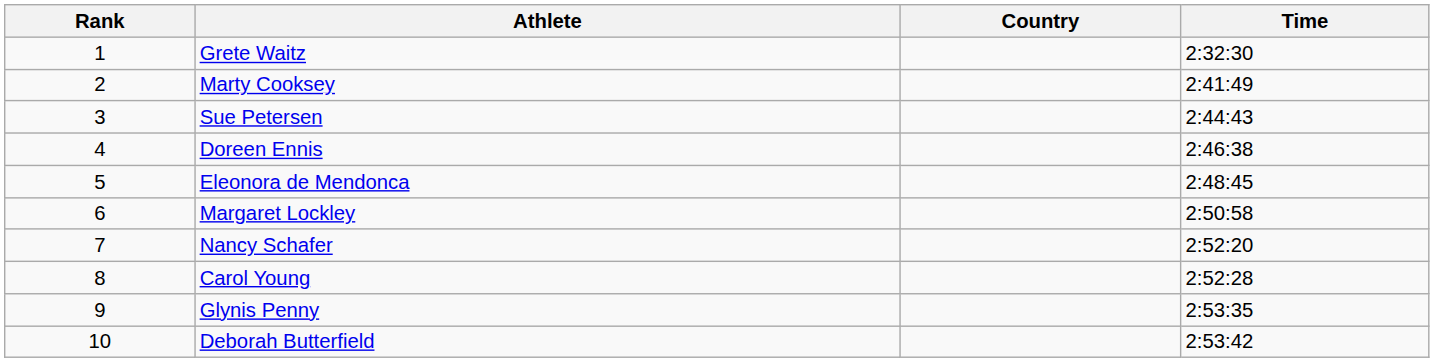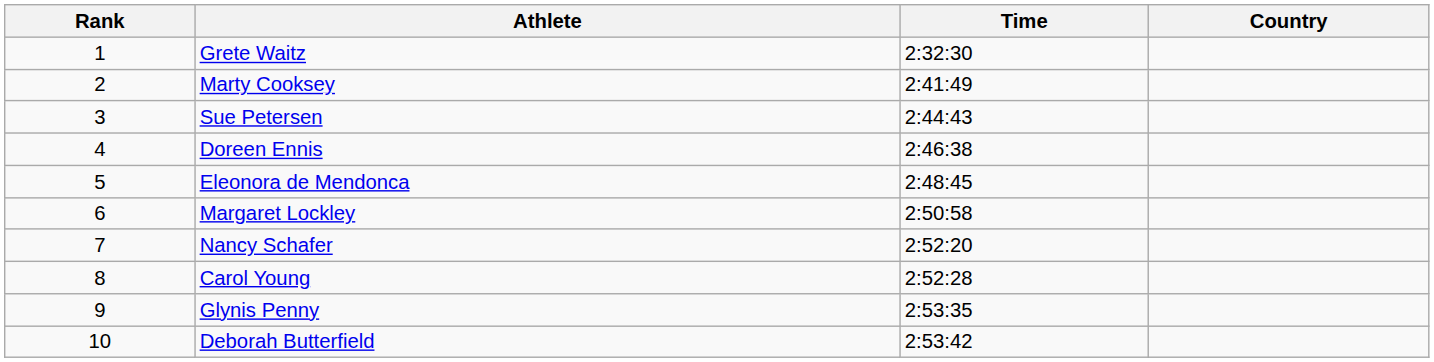columns swapped: (1040, 21) <-> (1305, 21)
